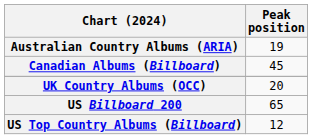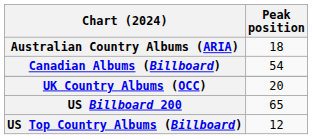(276, 47) 19 -> (276, 47) 18
(276, 66) 45 -> (276, 66) 54
